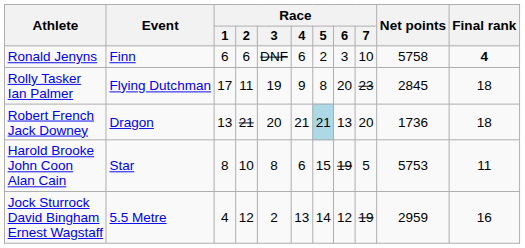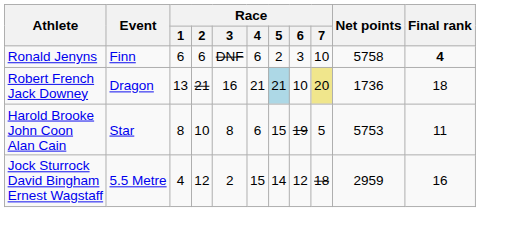- row: (44, 86)
(274, 122) 20 -> (230, 86) 16
(345, 122) 13 -> (300, 86) 10
(366, 122) no background -> (322, 86) khaki background
(302, 218) 13 -> (257, 181) 15
(366, 218) 19 -> (322, 181) 18
